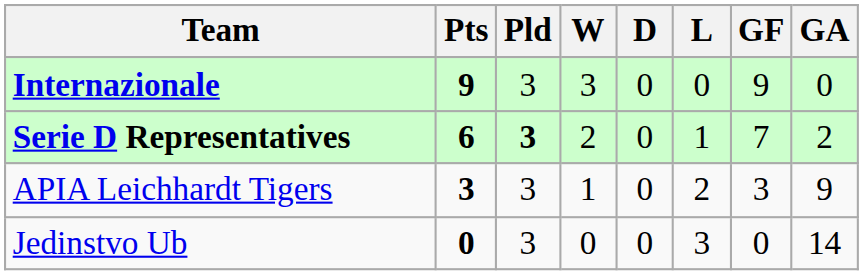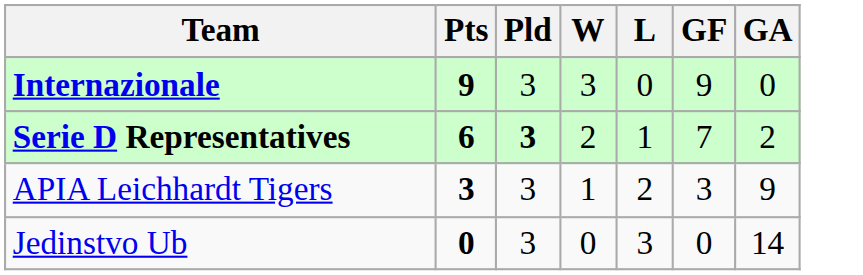- column: (645, 30)
